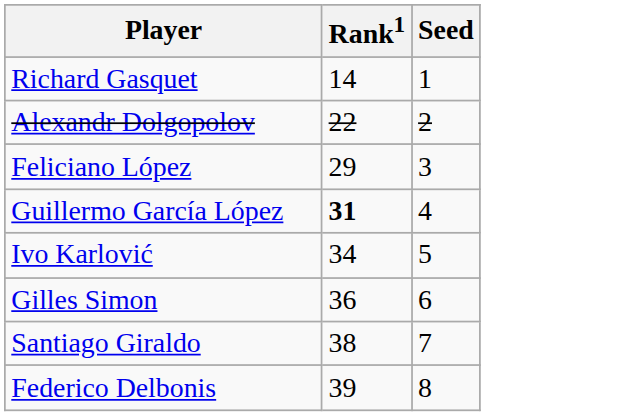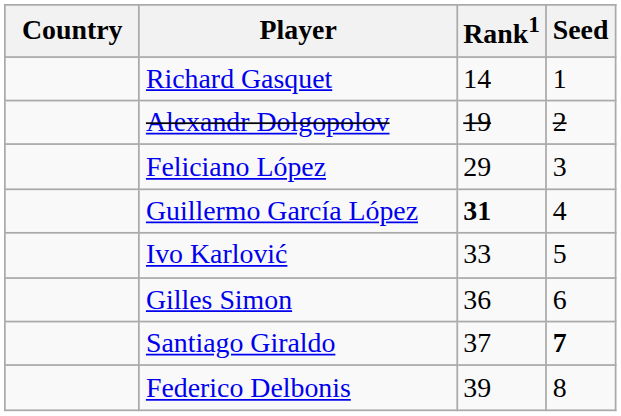+ column: (72, 30)
(343, 122) 22 -> (477, 122) 19
(343, 254) 34 -> (477, 254) 33
(343, 343) 38 -> (477, 343) 37
(425, 343) normal -> (560, 343) bold
